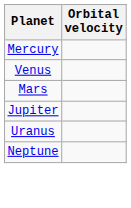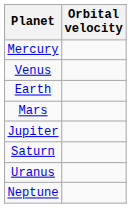+ row: (33, 90)
+ row: (33, 152)
